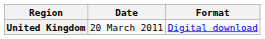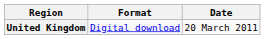columns swapped: (127, 12) <-> (213, 12)
